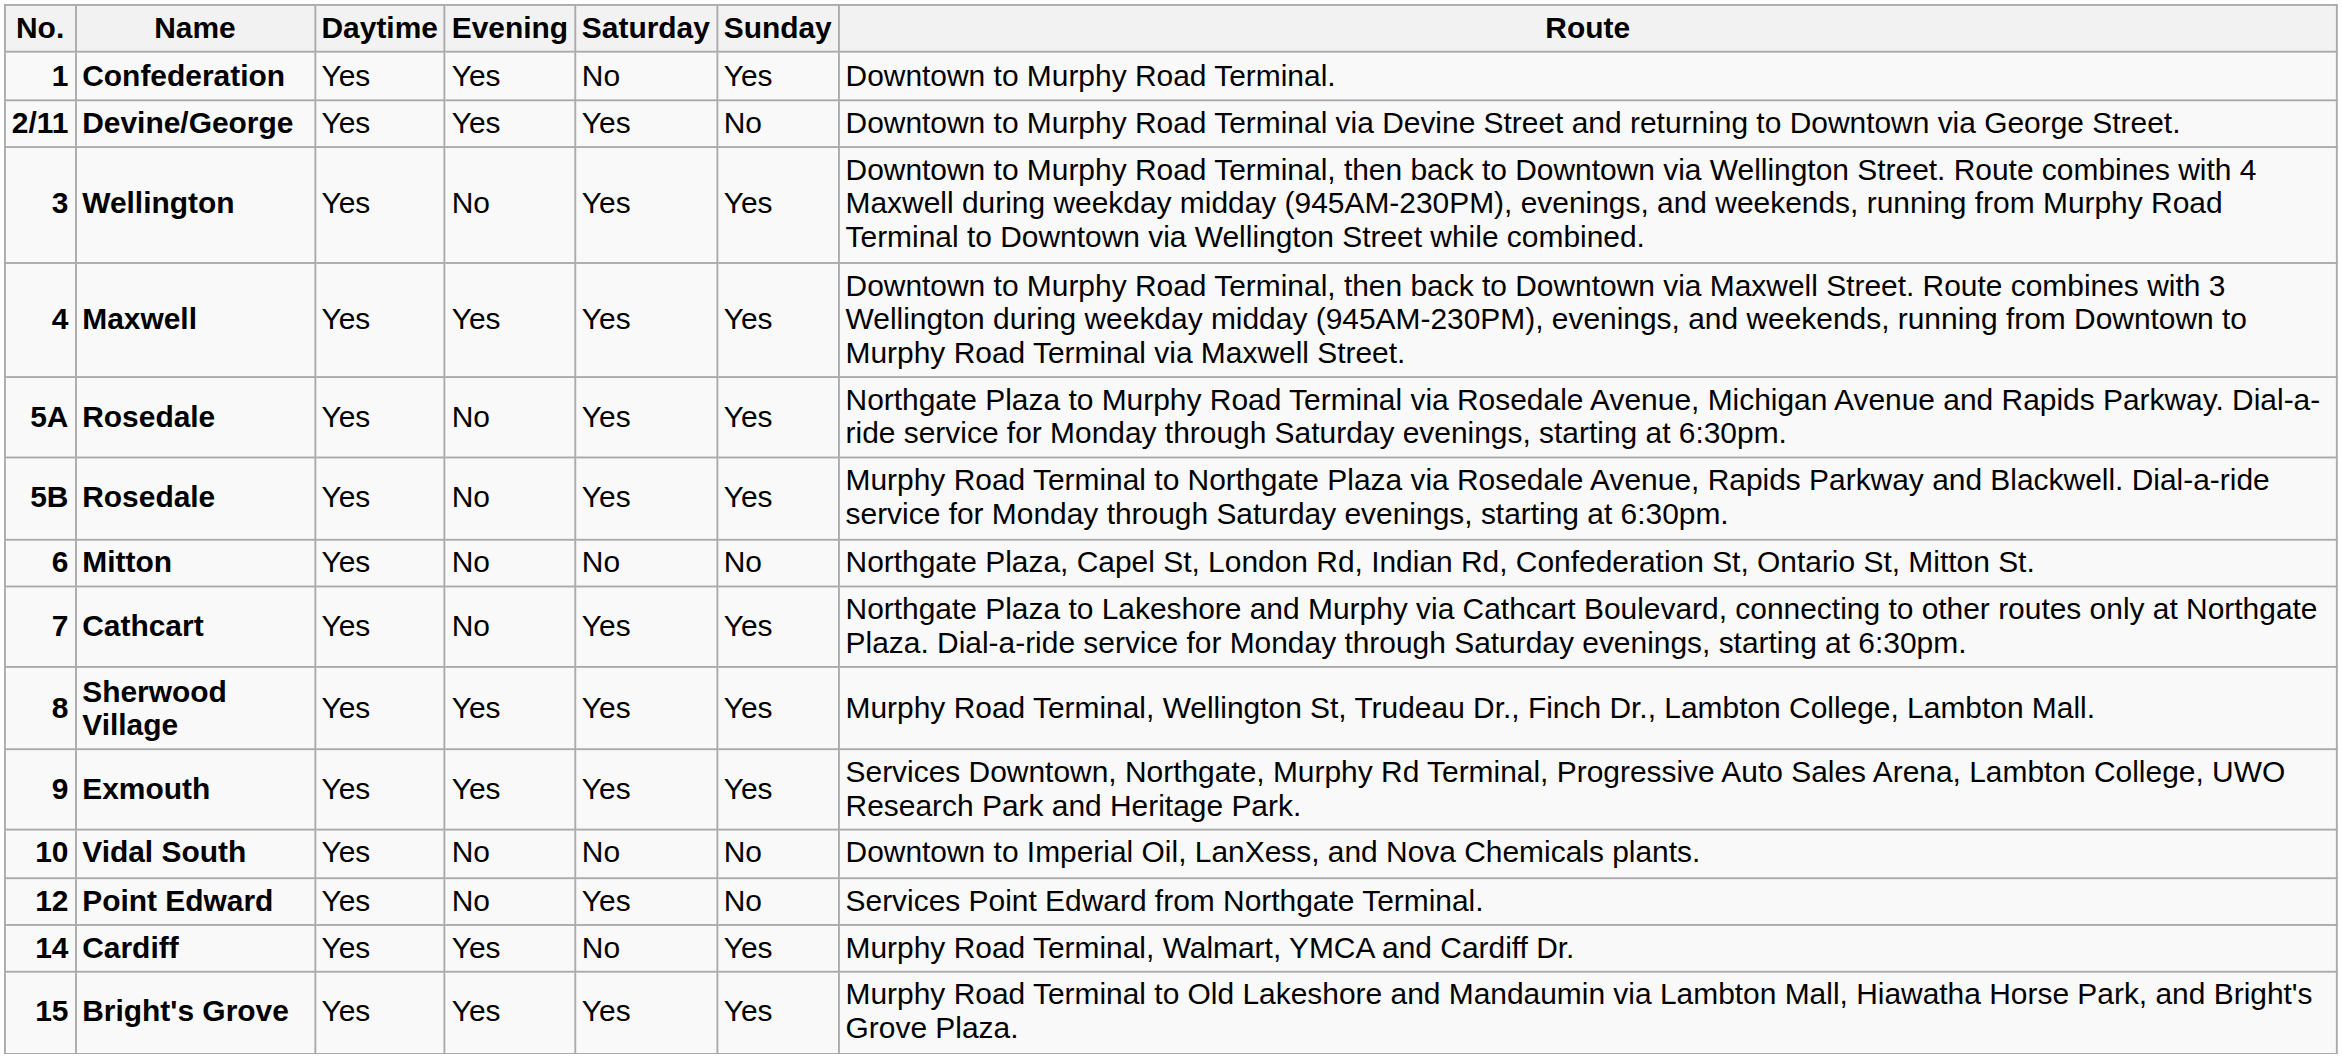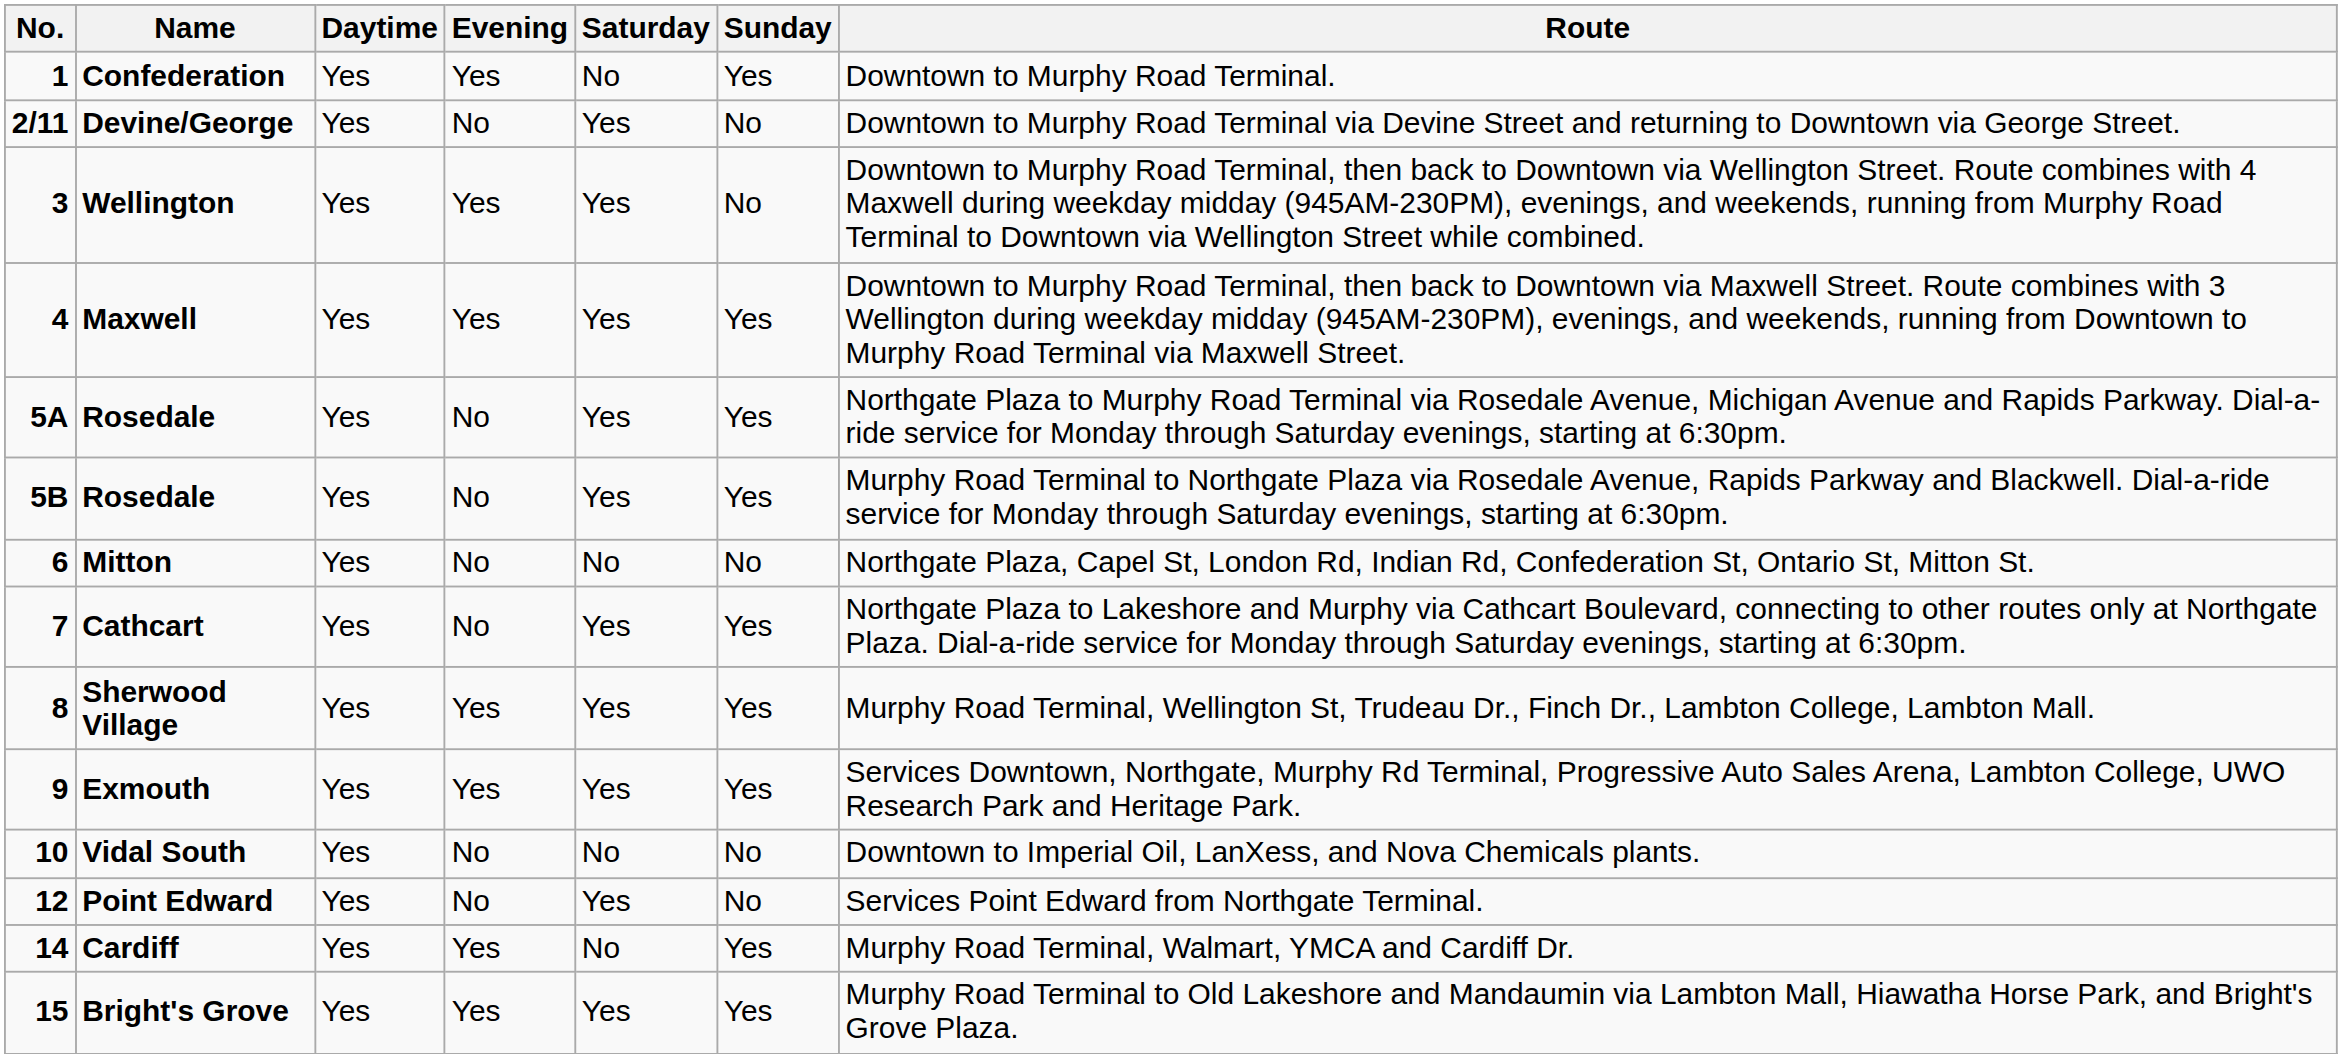(476, 123) Yes -> (471, 123) No
(471, 204) No -> (476, 204) Yes
(748, 204) Yes -> (743, 204) No
